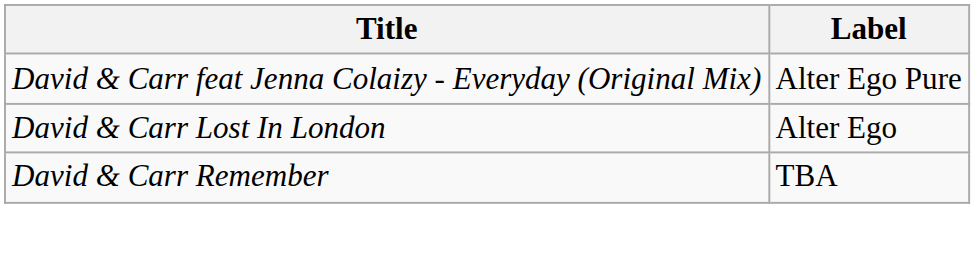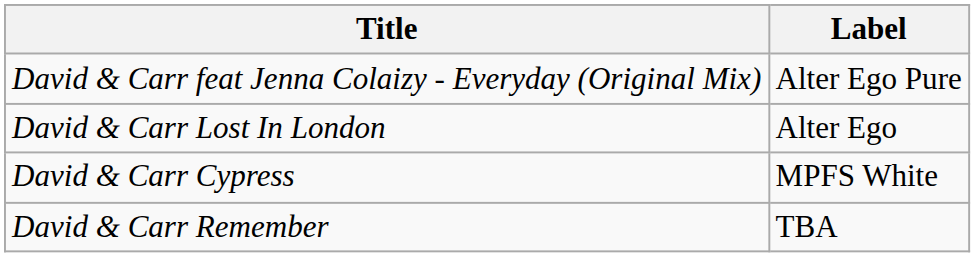+ row: (153, 176)
